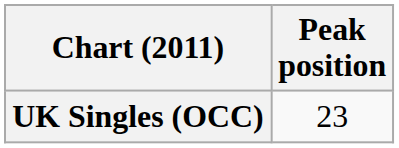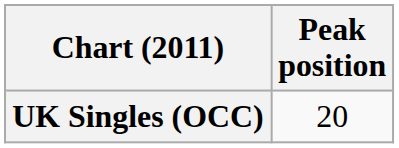(332, 116) 23 -> (332, 116) 20
